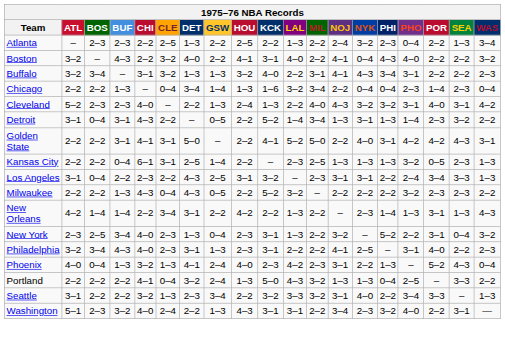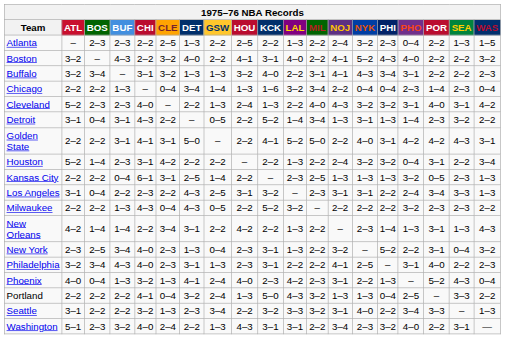(487, 43) 3–4 -> (487, 43) 1–5
(365, 58) 0–4 -> (365, 58) 5–2
+ row: (25, 162)
